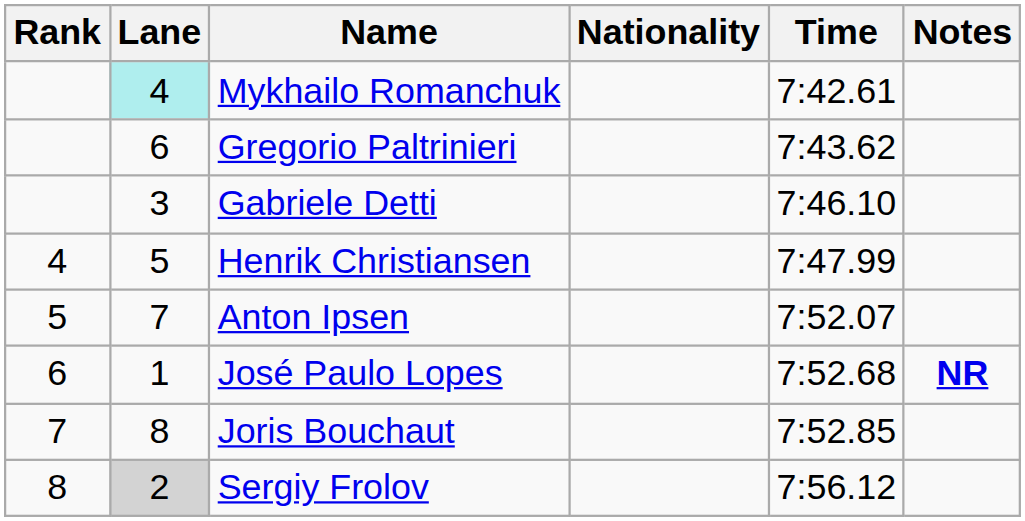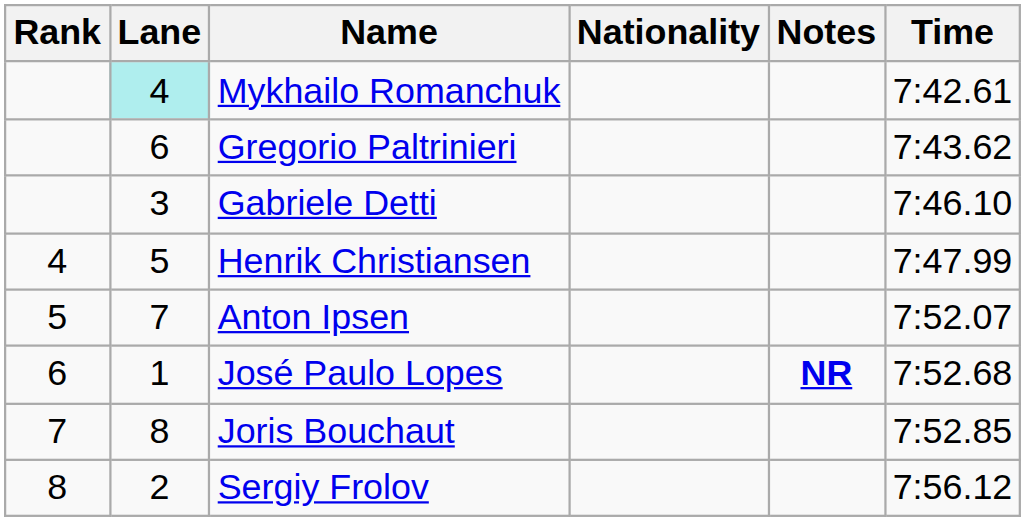columns swapped: (836, 32) <-> (962, 32)
(159, 487) lightgrey background -> (159, 487) no background
